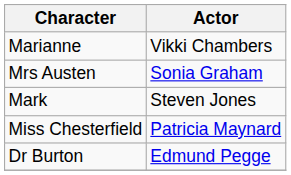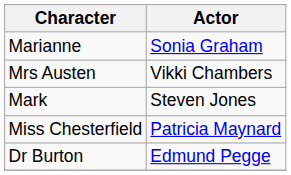(211, 45) Vikki Chambers -> (207, 45) Sonia Graham
(207, 73) Sonia Graham -> (211, 73) Vikki Chambers
